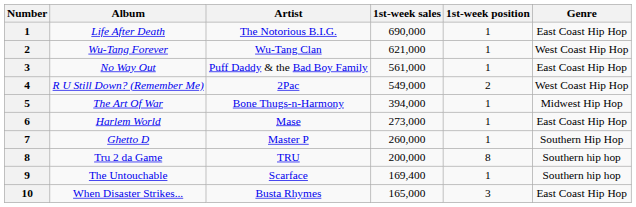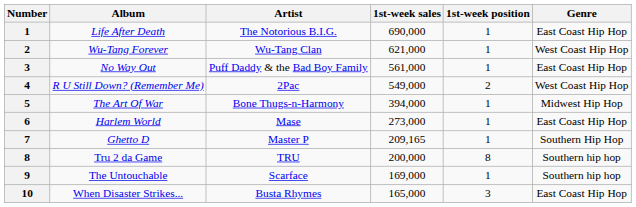(407, 139) 260,000 -> (407, 139) 209,165
(407, 175) 169,400 -> (407, 175) 169,000
